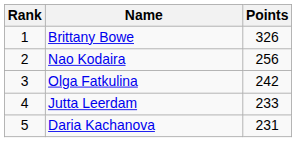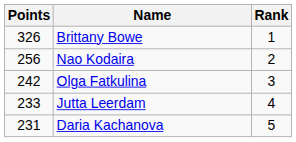columns swapped: (25, 15) <-> (267, 15)
